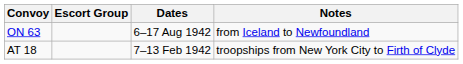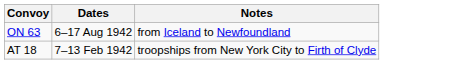- column: (91, 13)
